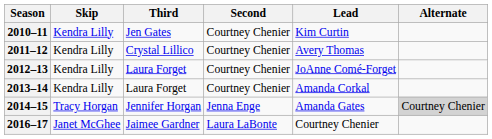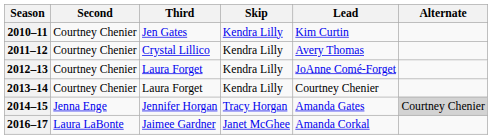columns swapped: (87, 13) <-> (248, 13)
(332, 87) Amanda Corkal -> (337, 87) Courtney Chenier
(337, 124) Courtney Chenier -> (332, 124) Amanda Corkal
